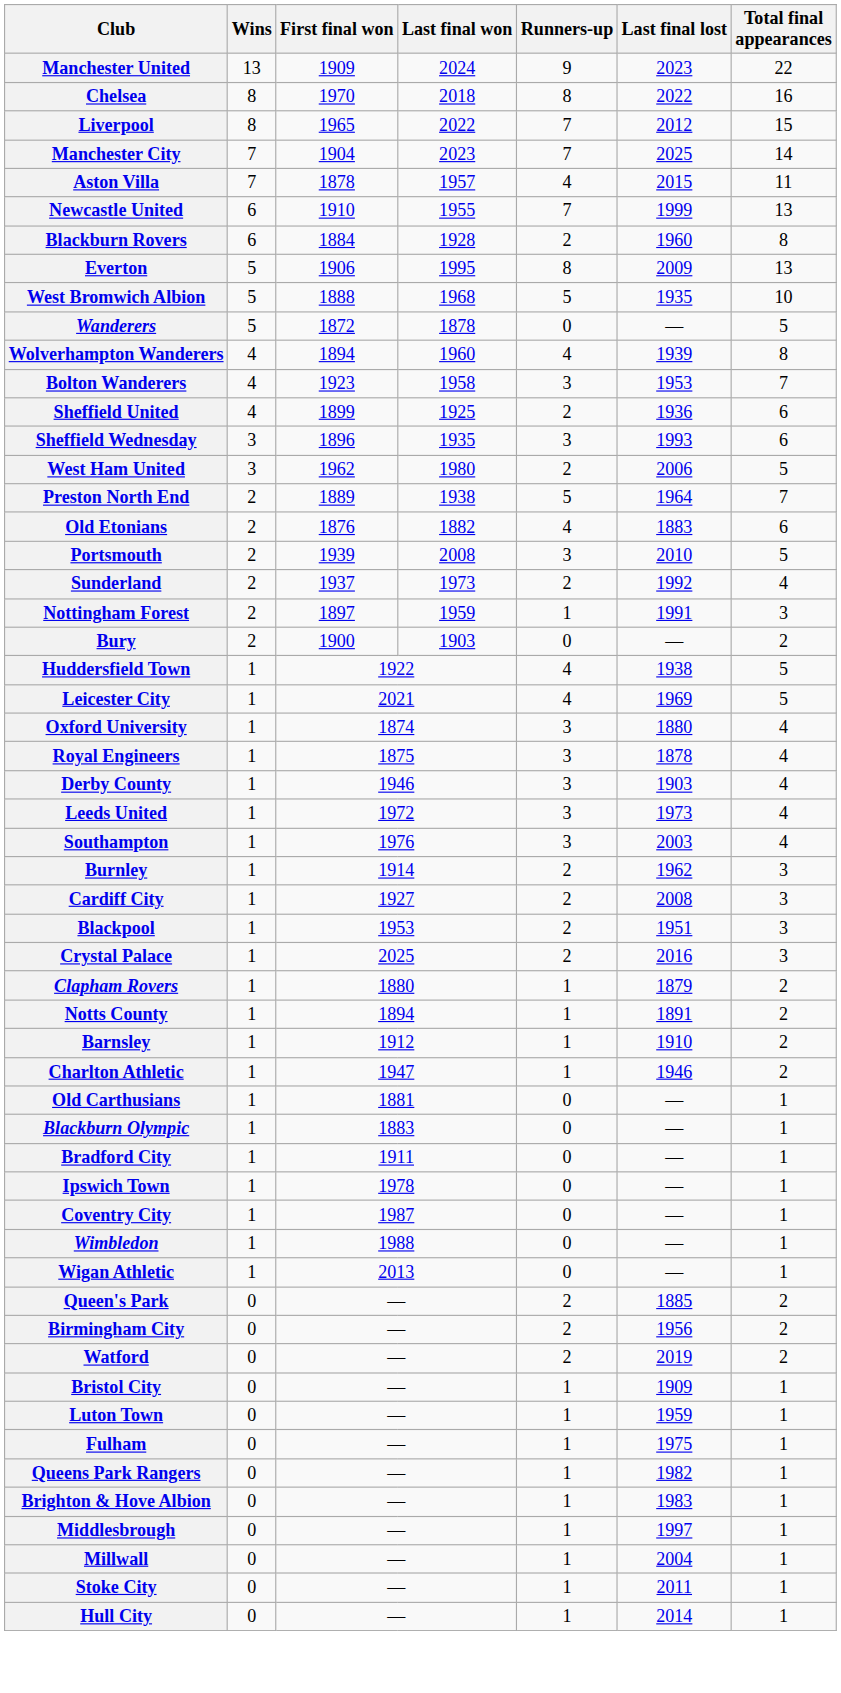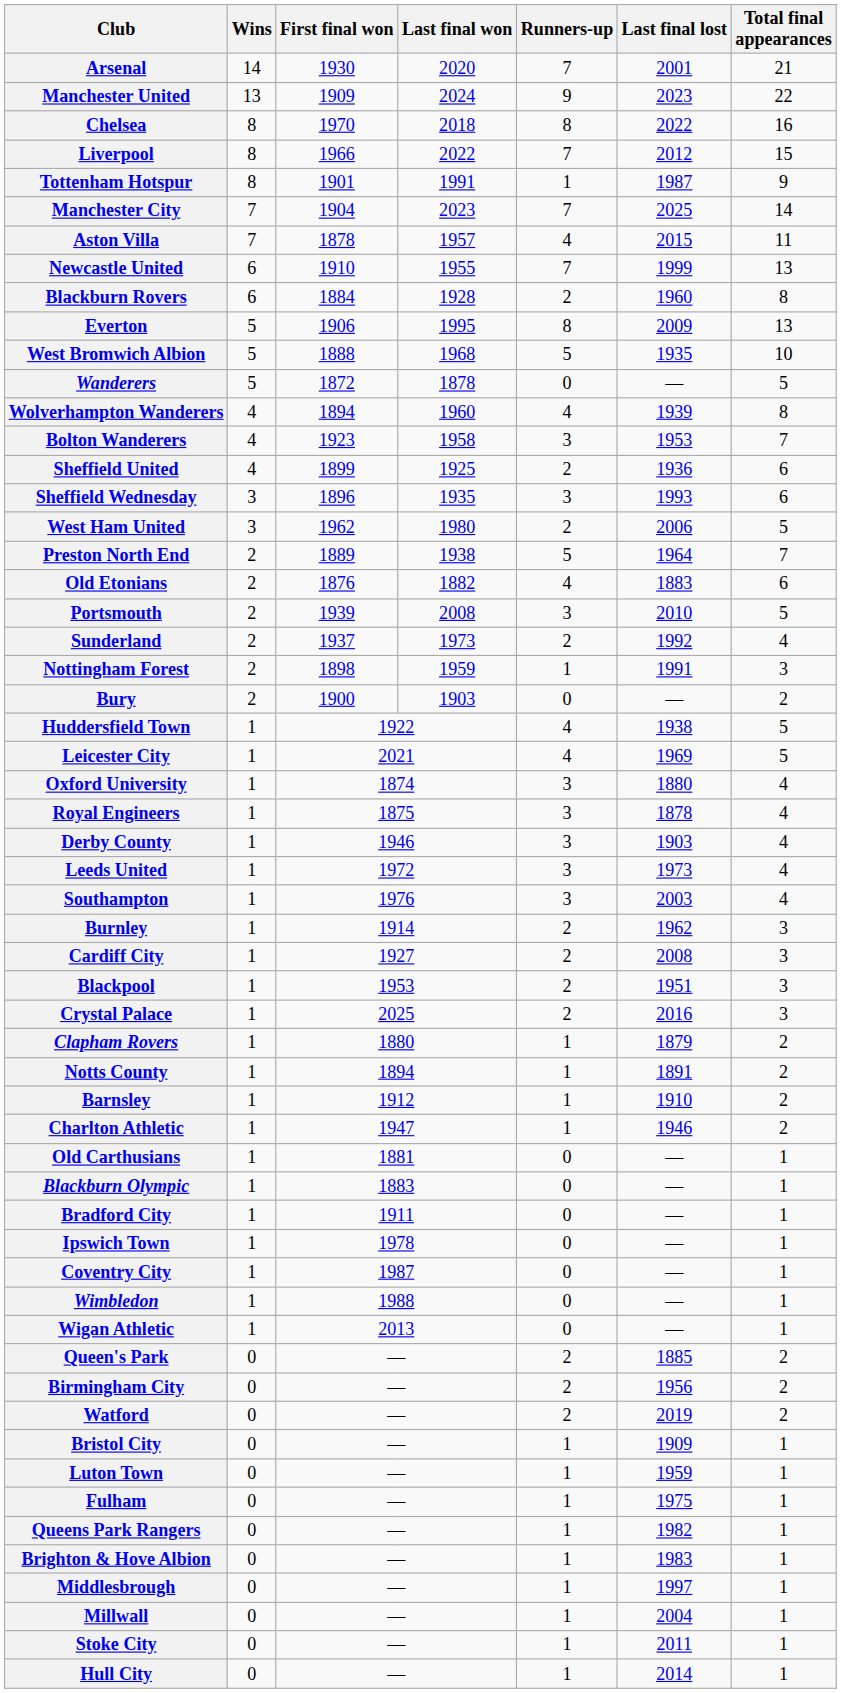+ row: (116, 67)
(337, 125) 1965 -> (337, 153) 1966
+ row: (116, 182)
(337, 612) 1897 -> (337, 669) 1898
